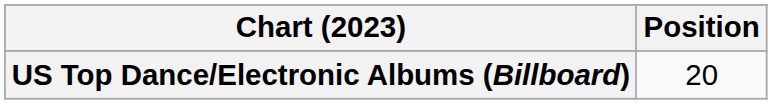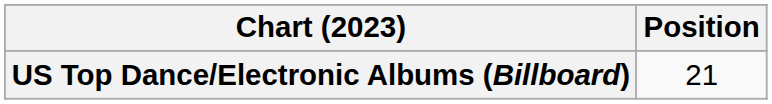(702, 74) 20 -> (702, 74) 21
